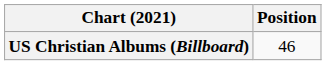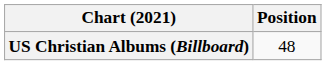(287, 45) 46 -> (287, 45) 48
